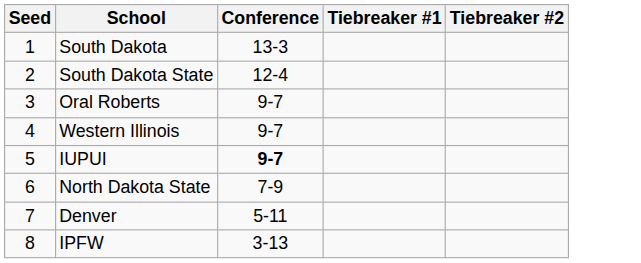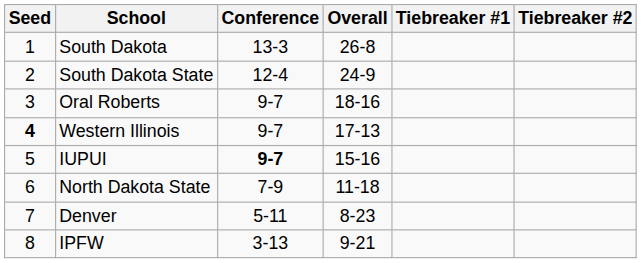+ column: (358, 18)
(30, 131) normal -> (30, 131) bold
